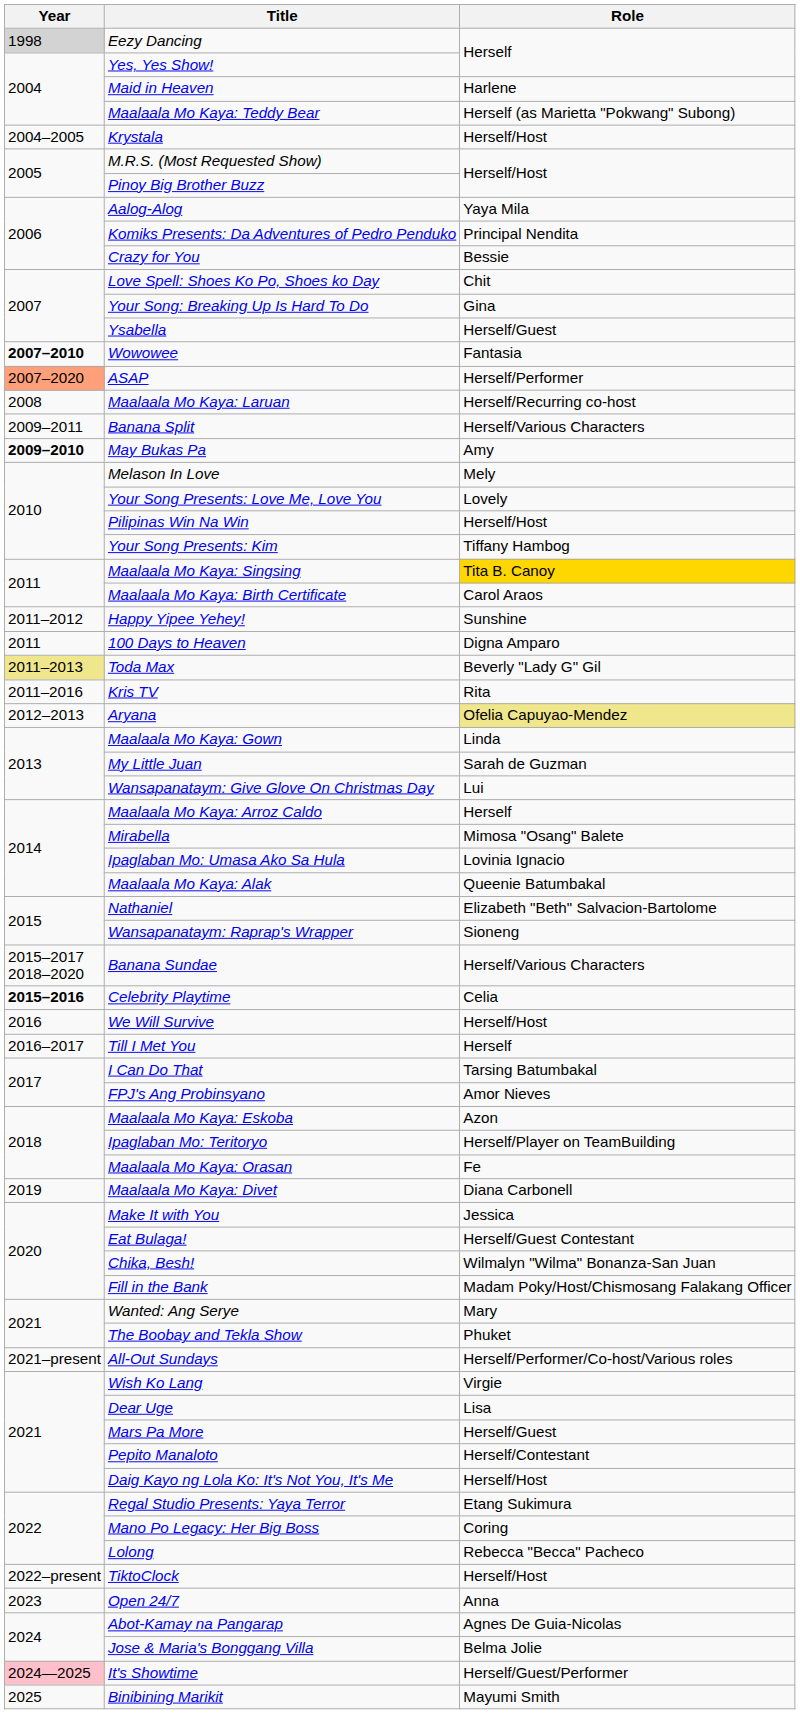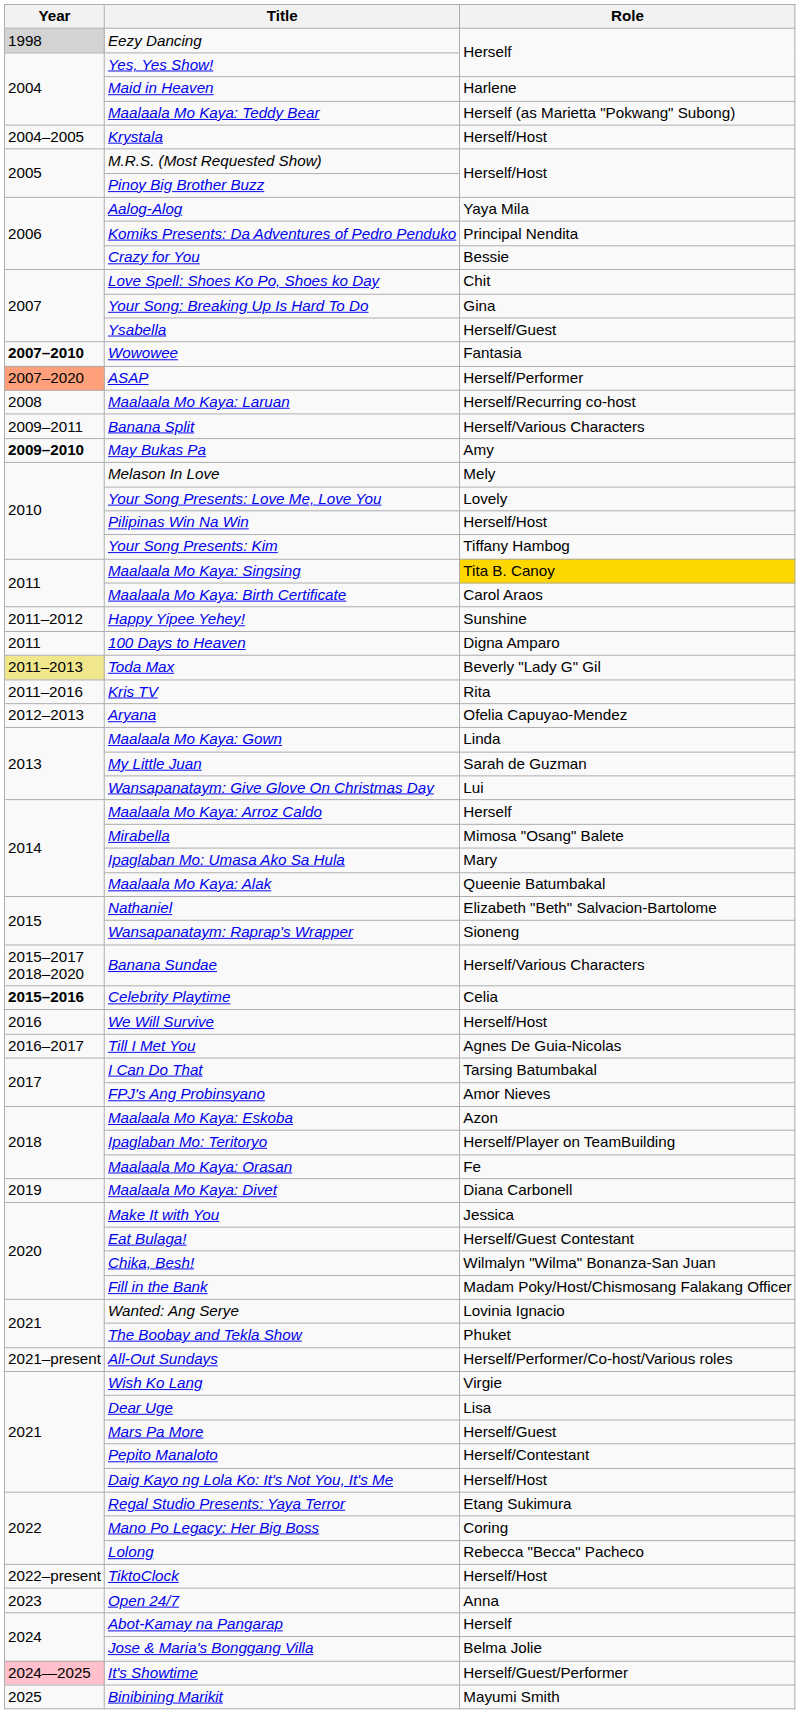(545, 715) khaki background -> (545, 715) no background
(514, 860) Lovinia Ignacio -> (480, 860) Mary
(487, 1046) Herself -> (542, 1046) Agnes De Guia-Nicolas
(480, 1311) Mary -> (514, 1311) Lovinia Ignacio
(542, 1624) Agnes De Guia-Nicolas -> (487, 1624) Herself
